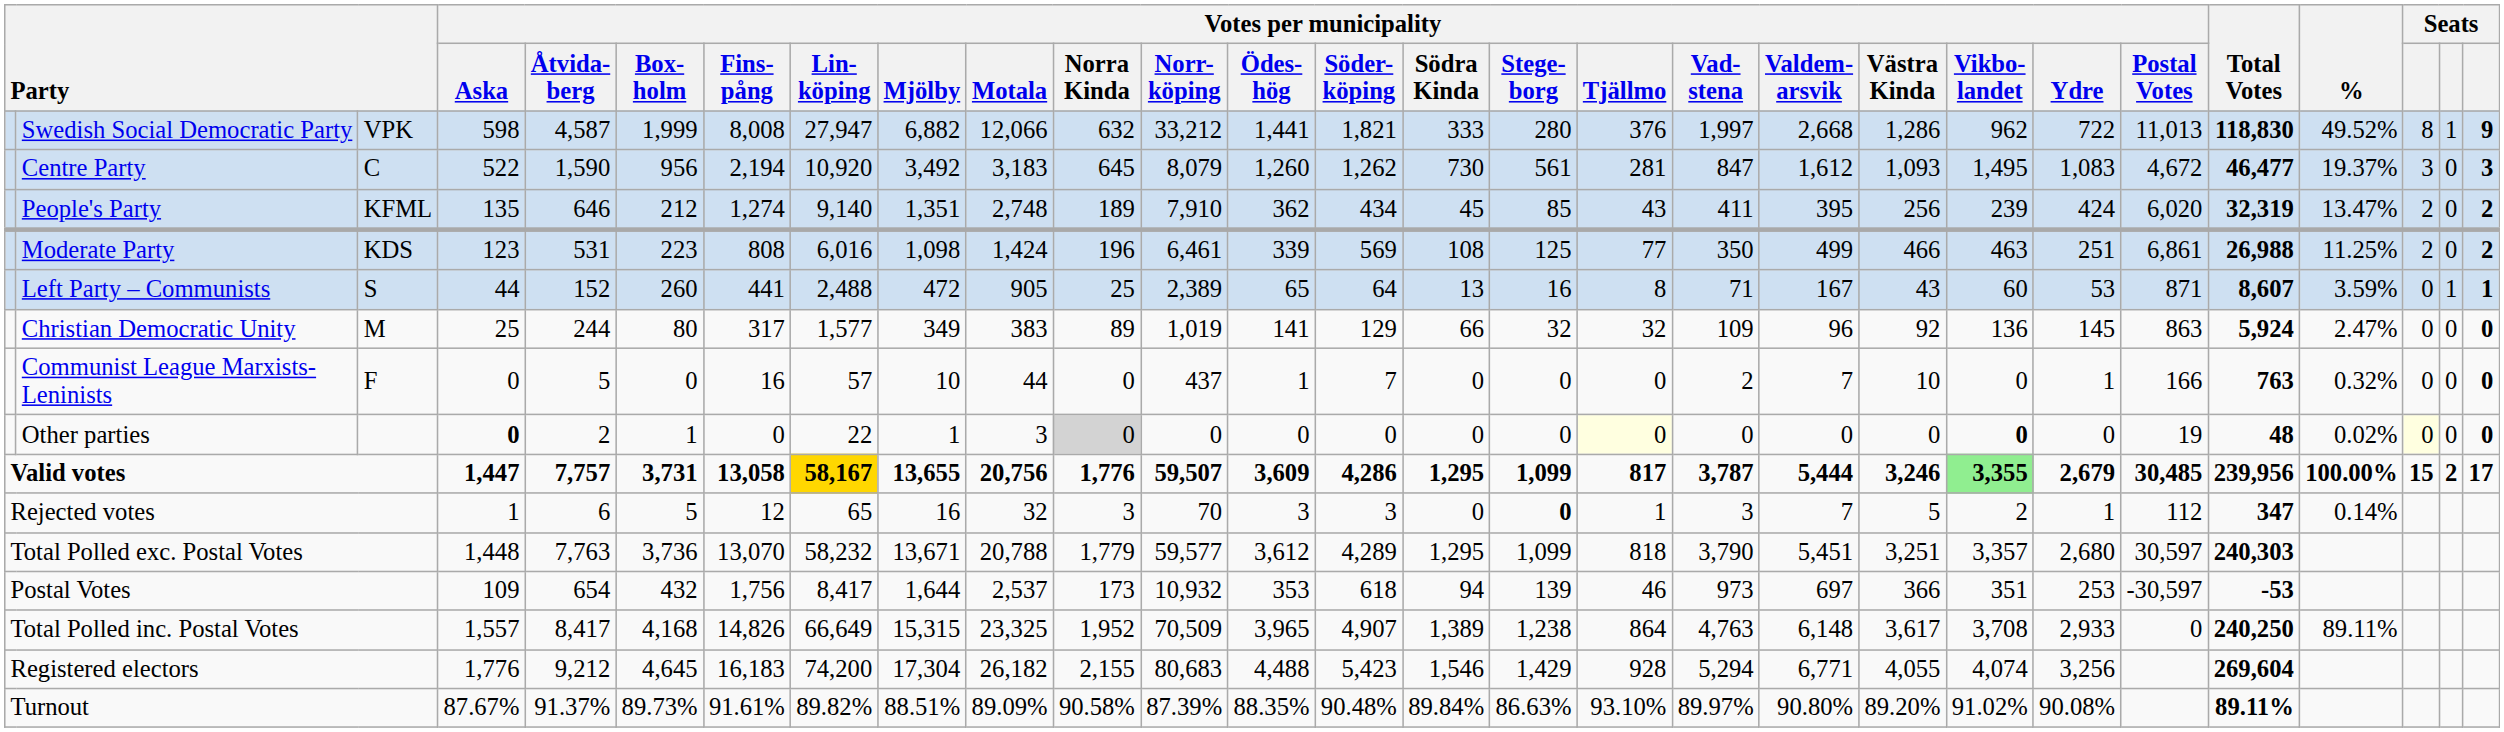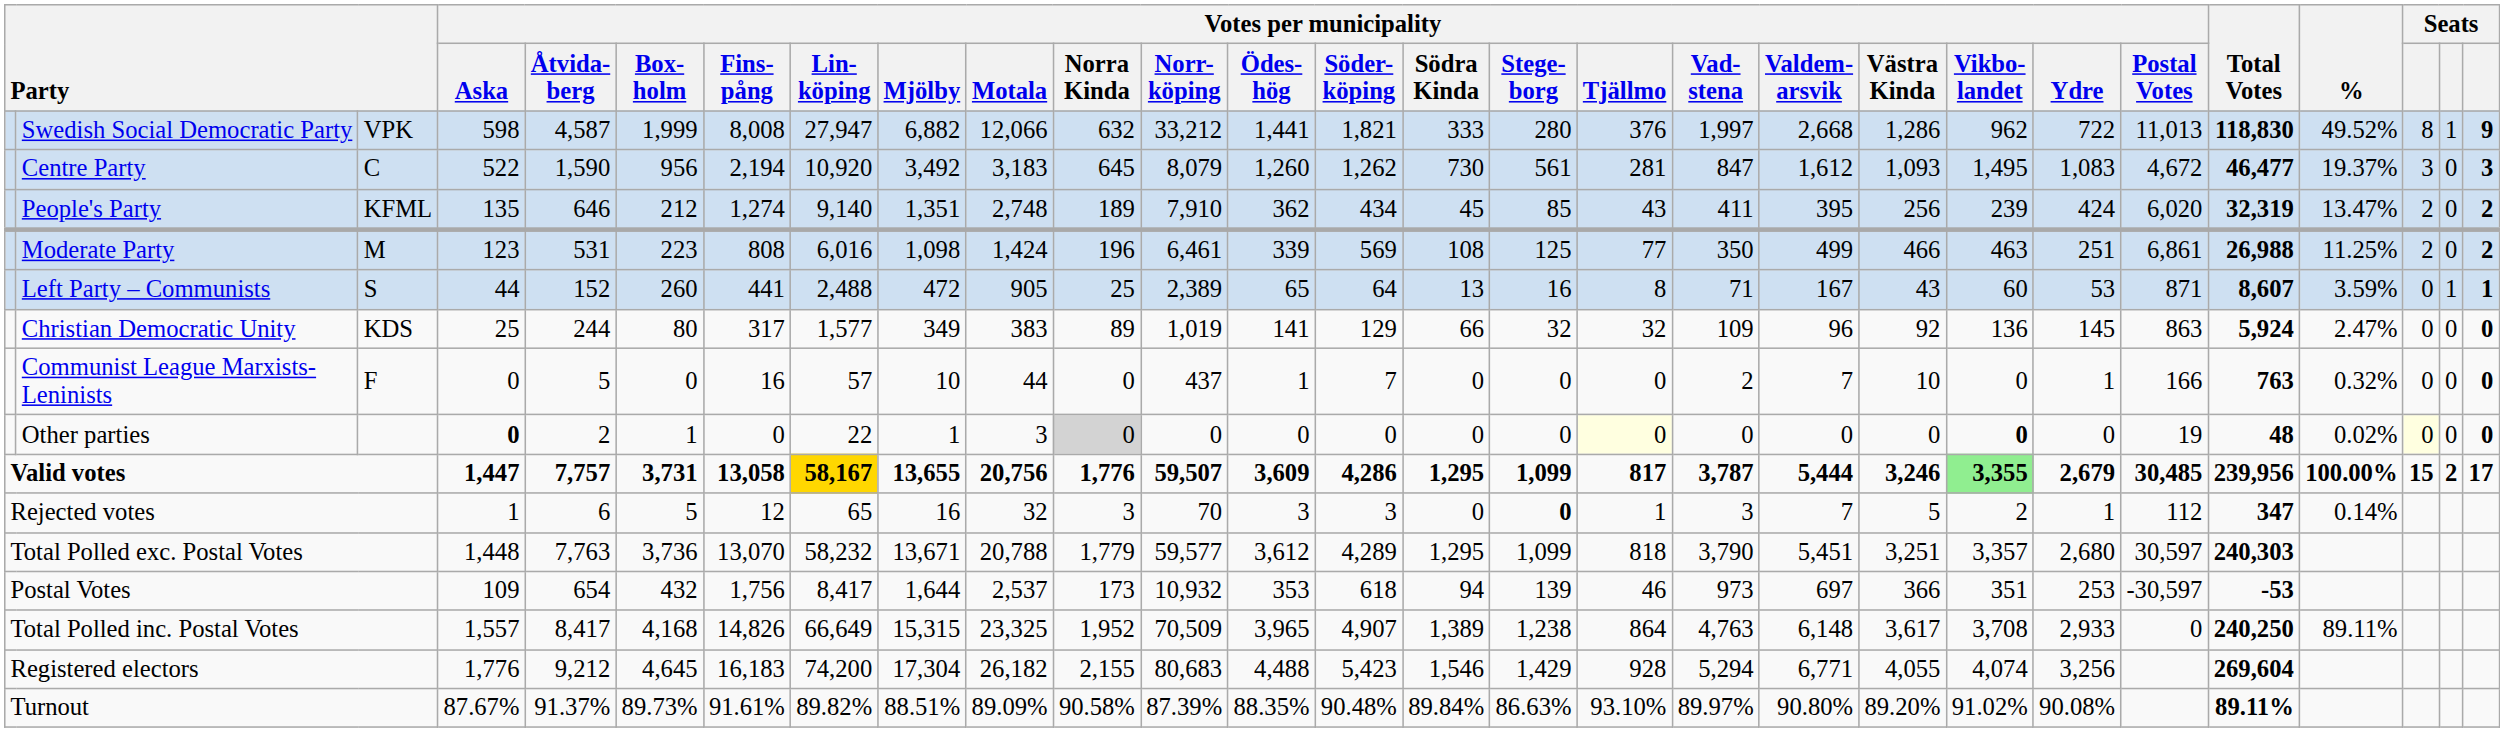(388, 250) KDS -> (375, 250) M
(375, 328) M -> (388, 328) KDS
